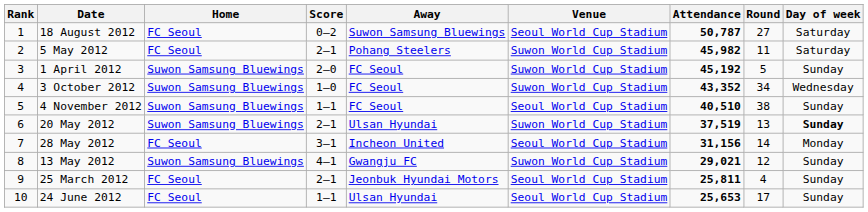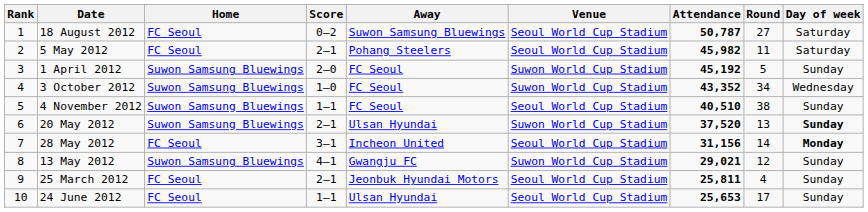(589, 51) Suwon World Cup Stadium -> (589, 51) Seoul World Cup Stadium
(720, 124) 37,519 -> (720, 124) 37,520
(823, 143) normal -> (823, 143) bold
